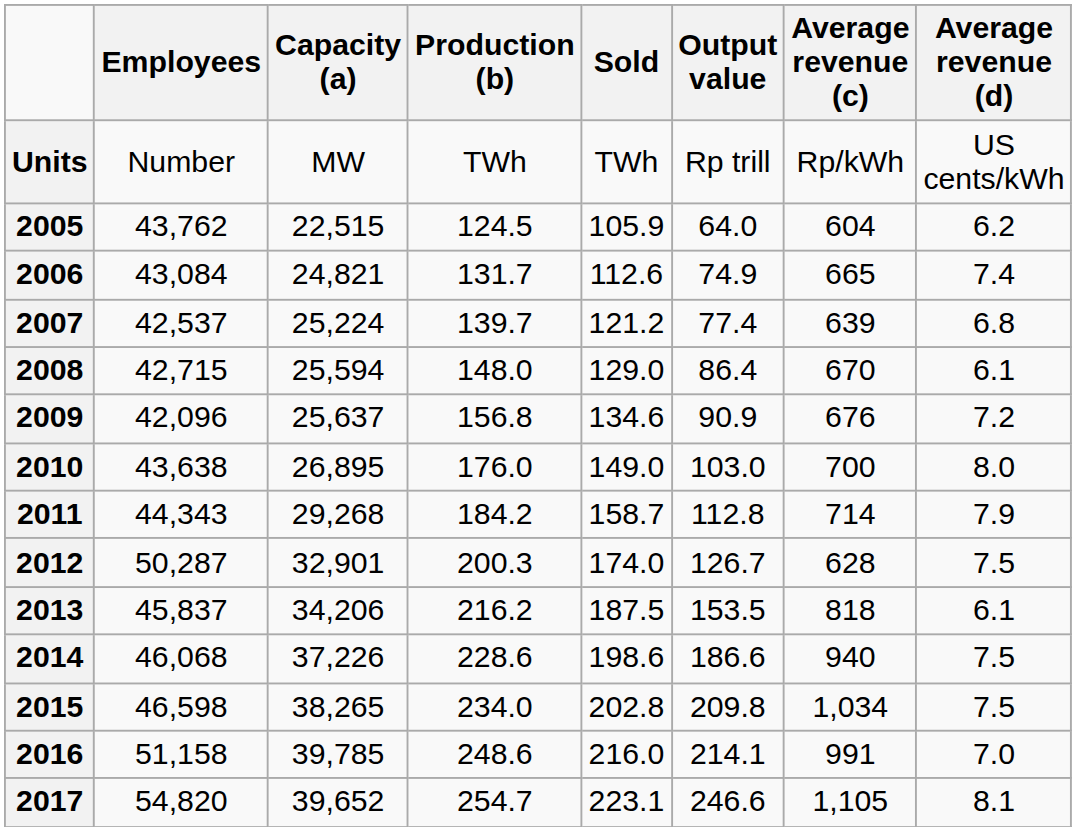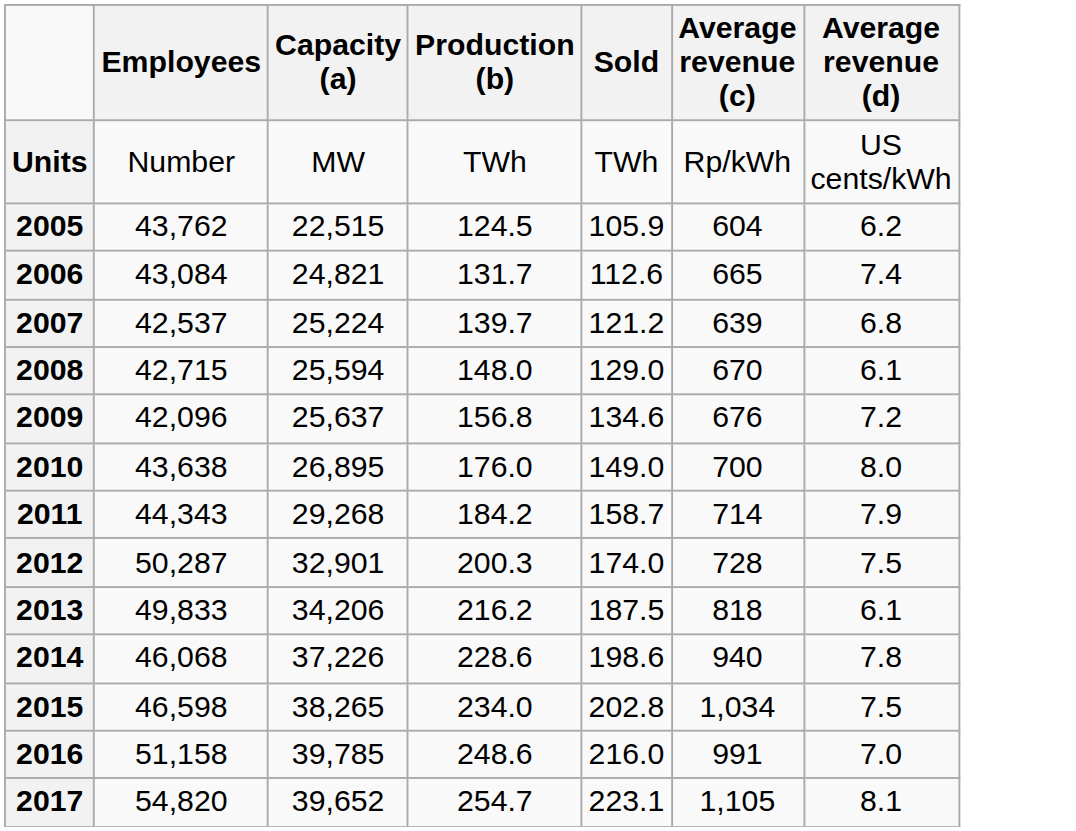- column: (728, 62)
(850, 562) 628 -> (737, 562) 728
(181, 610) 45,837 -> (181, 610) 49,833
(994, 658) 7.5 -> (881, 658) 7.8
